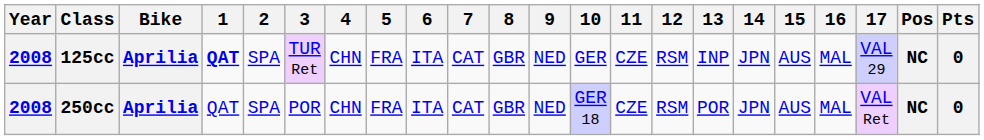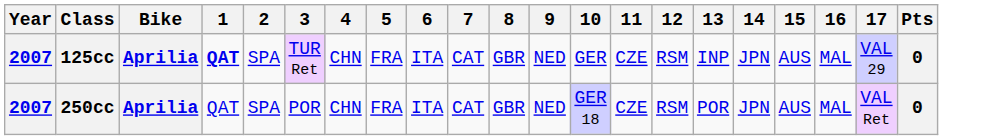- column: (917, 19)
(31, 59) 2008 -> (31, 59) 2007
(31, 109) 2008 -> (31, 109) 2007
